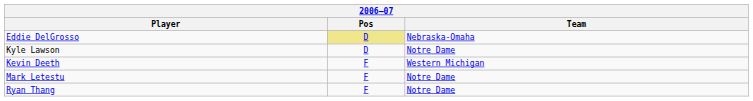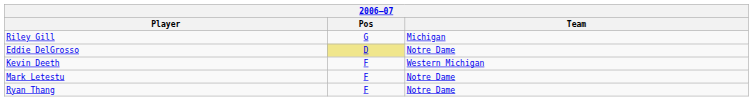+ row: (30, 37)
(441, 37) Nebraska-Omaha -> (431, 50) Notre Dame
- row: (33, 50)
